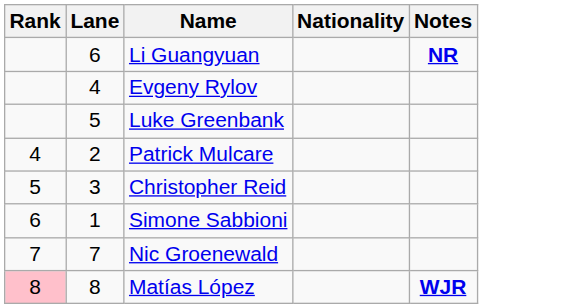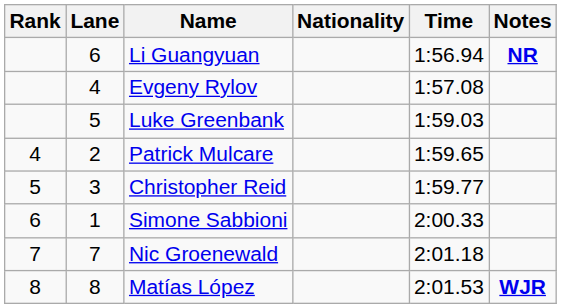+ column: (449, 21)
(35, 287) pink background -> (35, 287) no background
